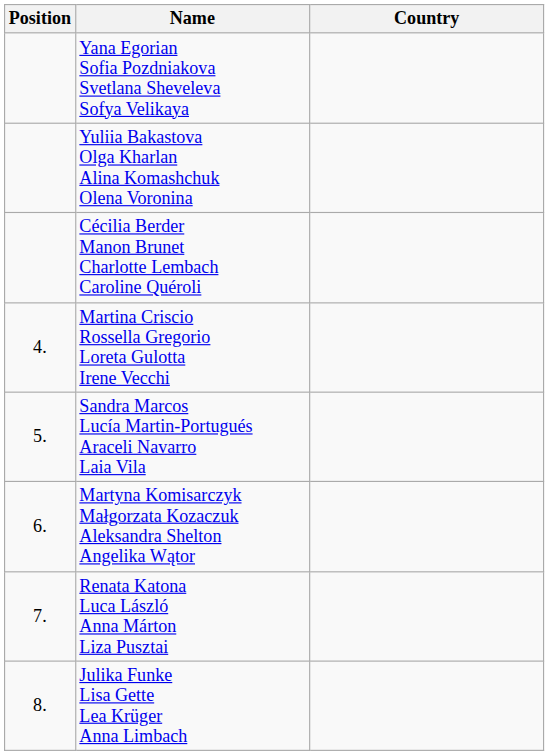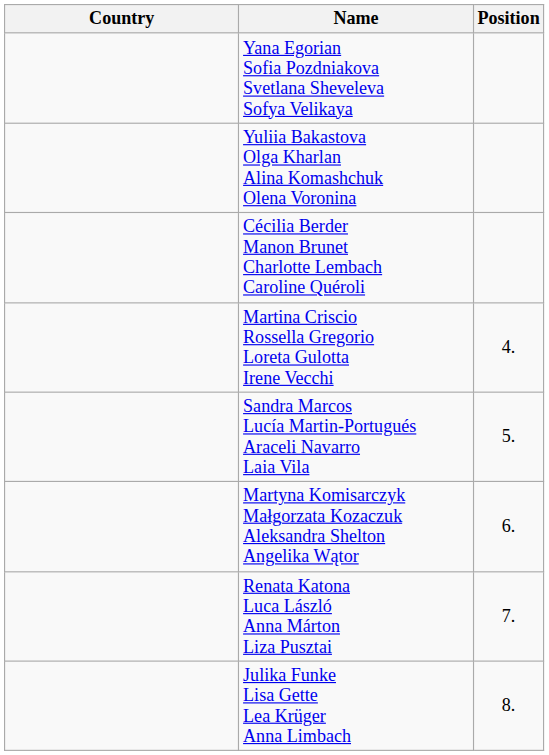columns swapped: (40, 18) <-> (427, 18)
